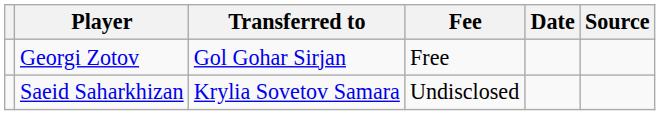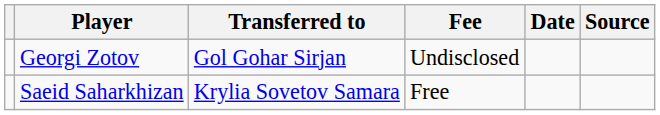(430, 57) Free -> (465, 57) Undisclosed
(465, 92) Undisclosed -> (430, 92) Free
